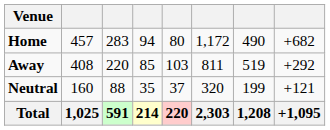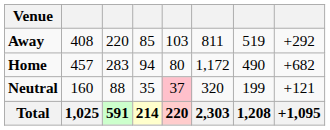rows swapped: (27, 40) <-> (26, 64)
(177, 88) no background -> (177, 88) pink background
